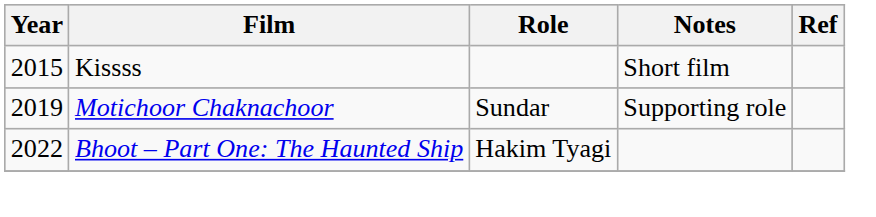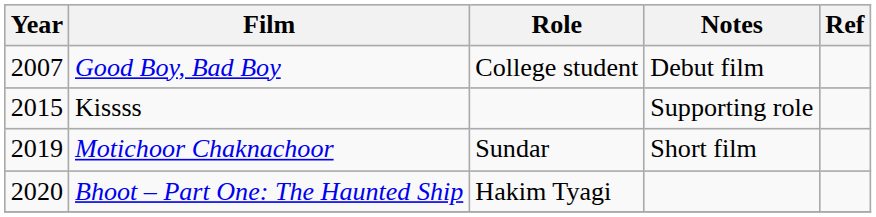+ row: (178, 66)
(677, 66) Short film -> (732, 107) Supporting role
(705, 107) Supporting role -> (704, 149) Short film
(37, 149) 2022 -> (37, 190) 2020
